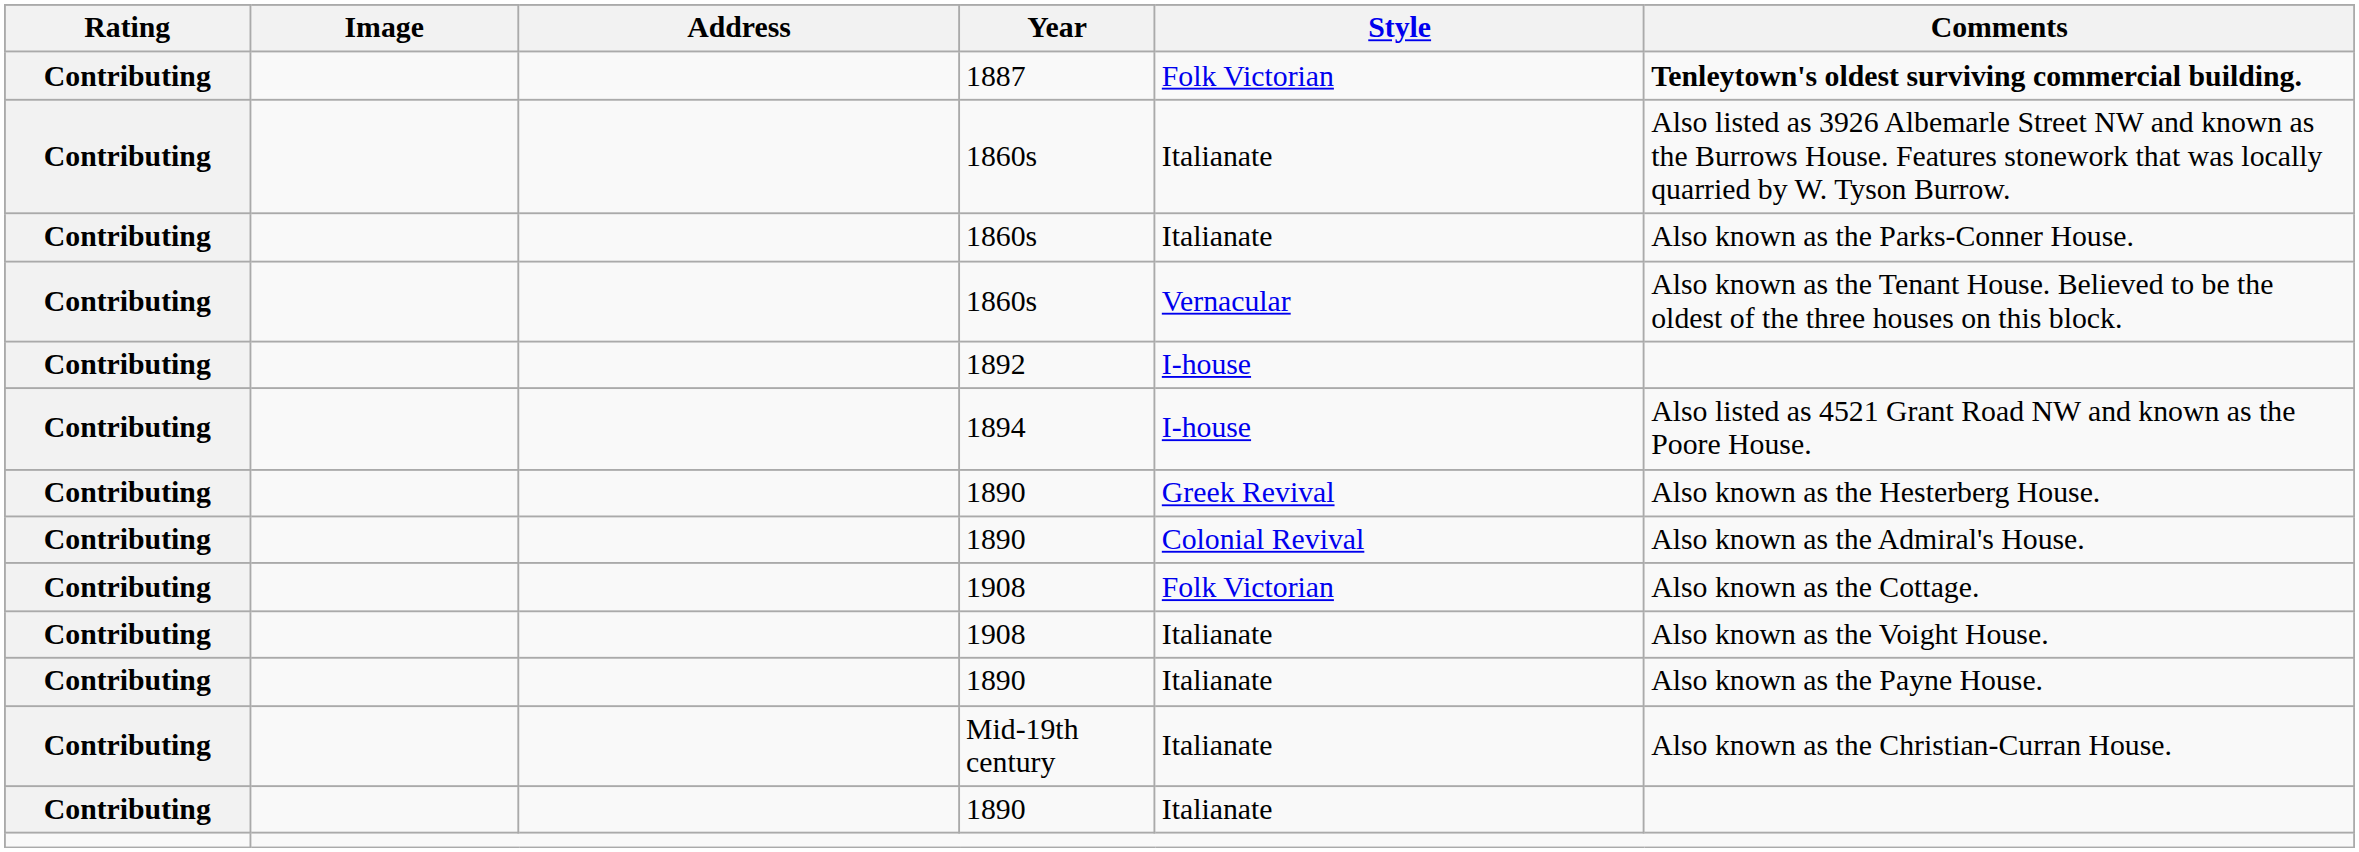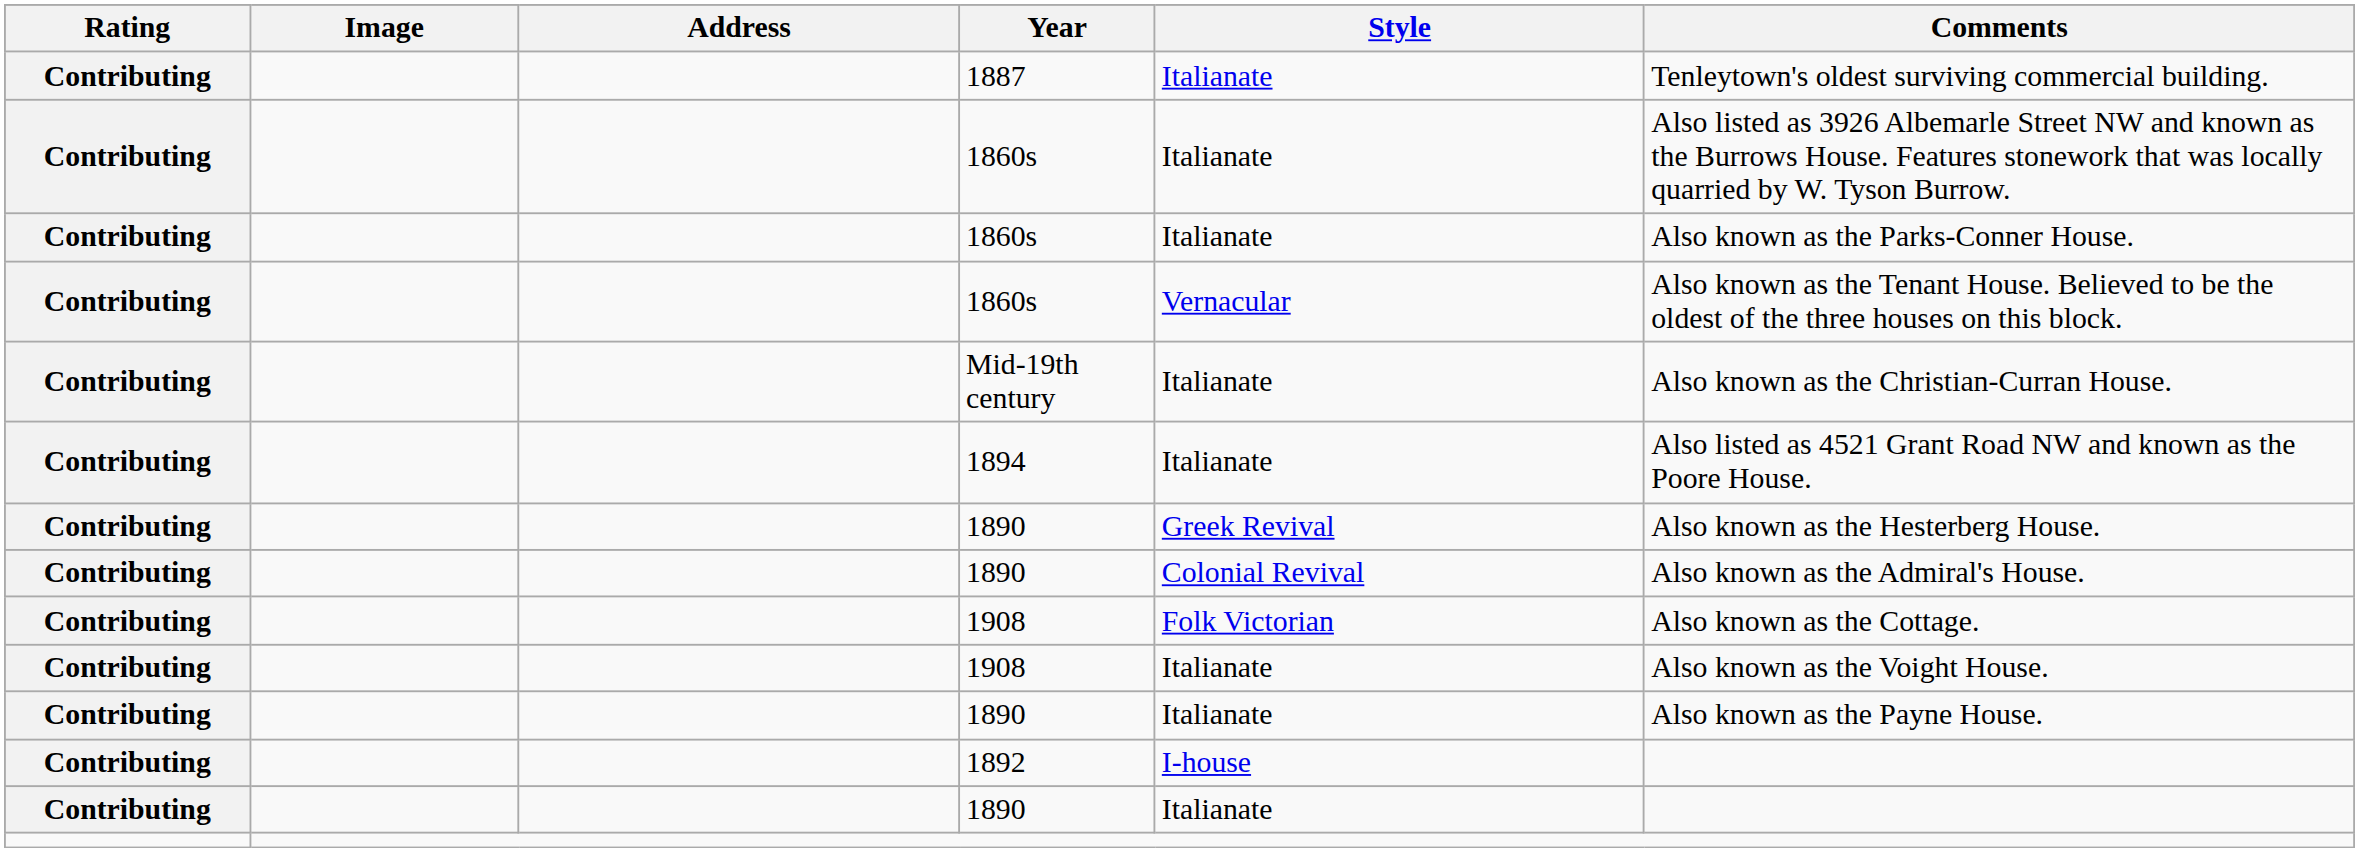(1248, 75) Folk Victorian -> (1217, 75) Italianate
(1977, 75) bold -> (1960, 75) normal
rows swapped: (127, 745) <-> (127, 364)
(1206, 428) I-house -> (1217, 461) Italianate
